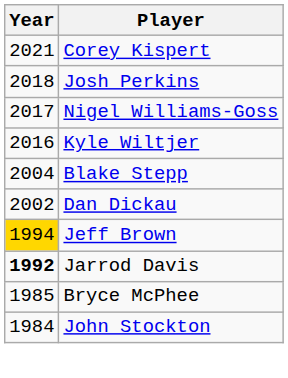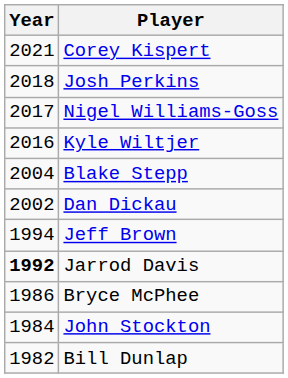(32, 235) gold background -> (32, 235) no background
(32, 297) 1985 -> (32, 297) 1986
+ row: (126, 358)
